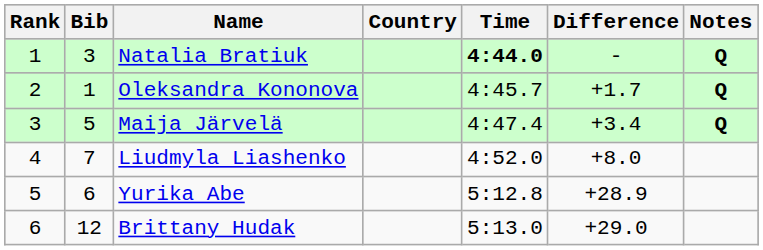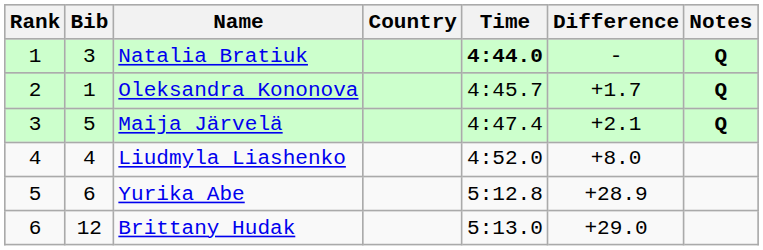(616, 125) +3.4 -> (616, 125) +2.1
(89, 159) 7 -> (89, 159) 4
